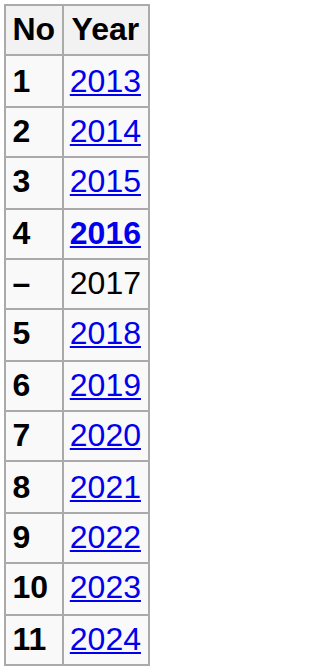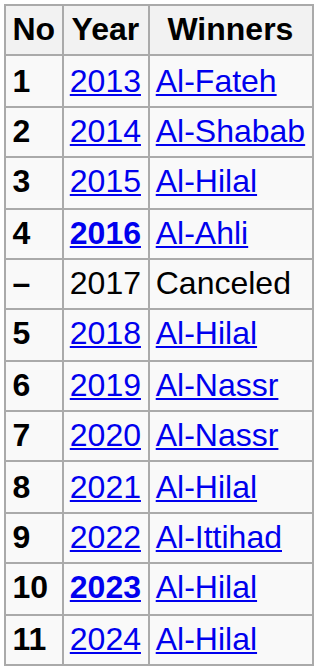+ column: (230, 29)
(105, 588) normal -> (105, 588) bold
